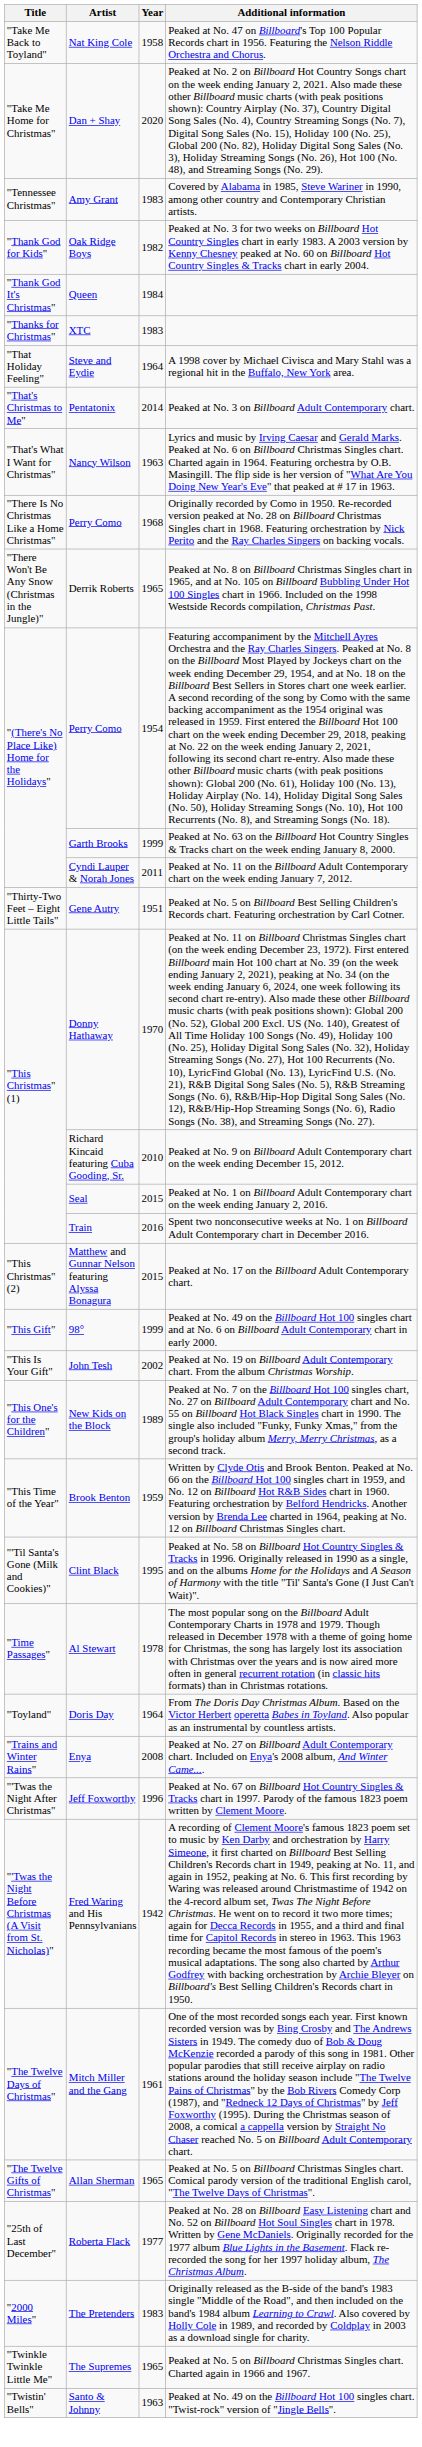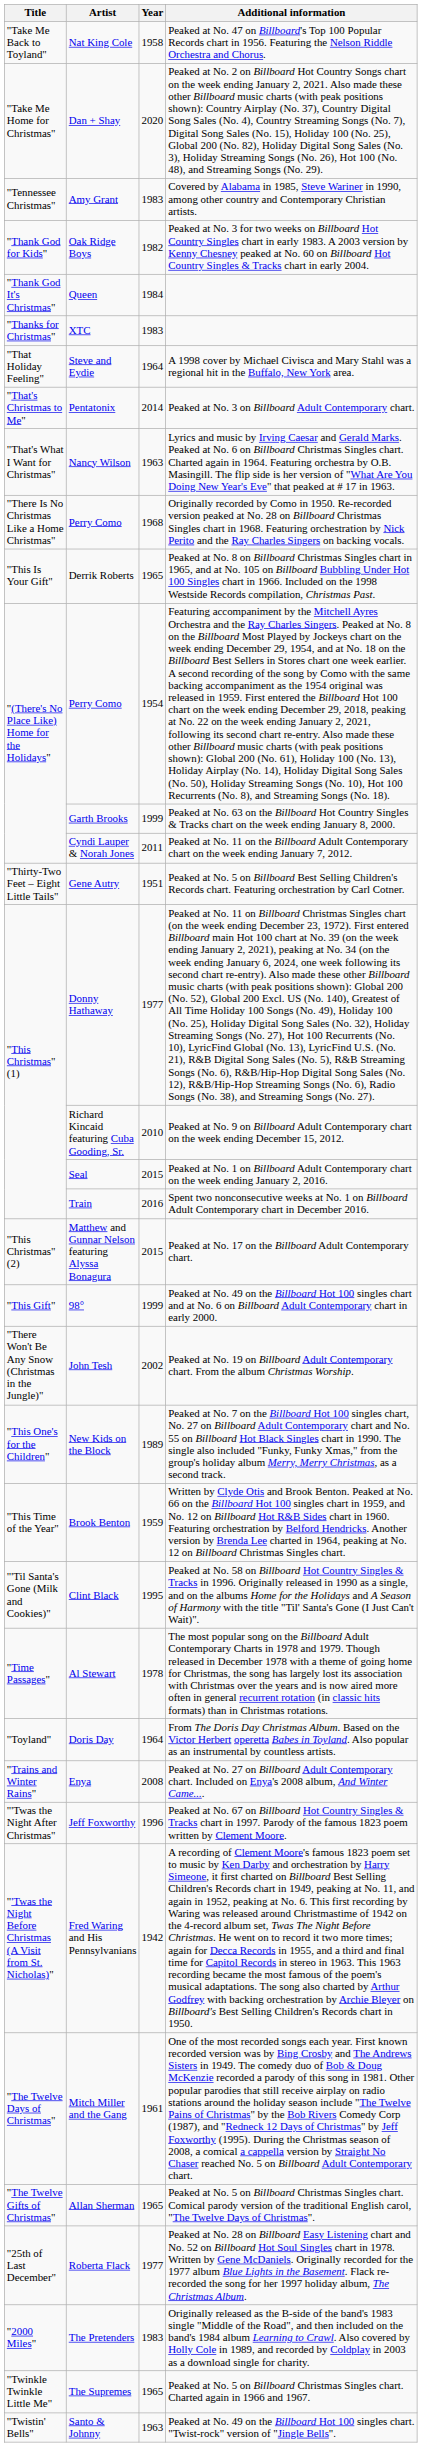(31, 588) "There Won't Be Any Snow (Christmas in the Jungle)" -> (30, 576) "This Is Your Gift"
(152, 1029) 1970 -> (152, 1005) 1977
(30, 1365) "This Is Your Gift" -> (31, 1365) "There Won't Be Any Snow (Christmas in the Jungle)"
